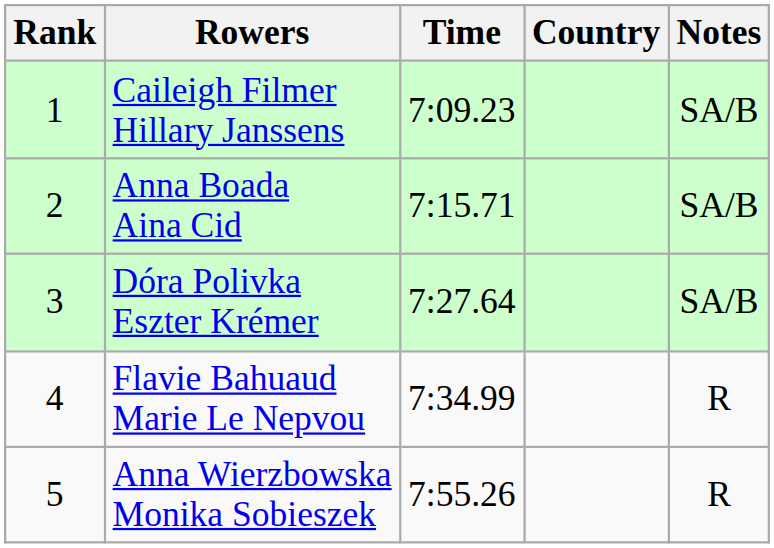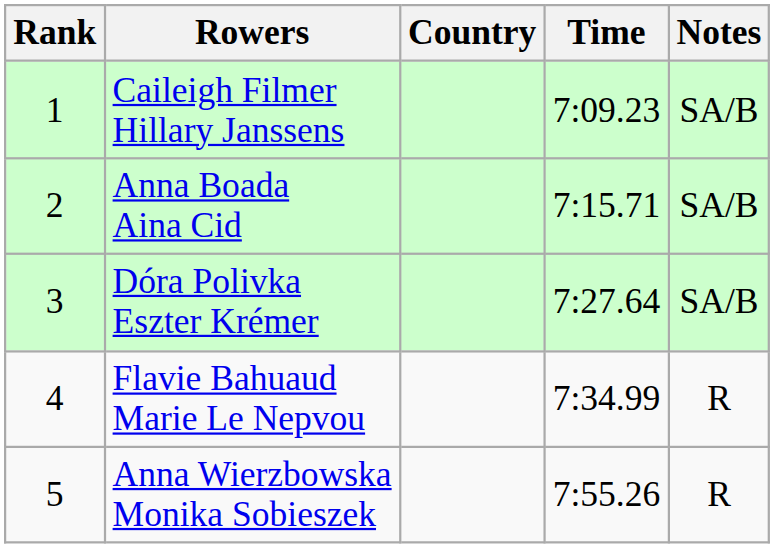columns swapped: (596, 32) <-> (462, 32)
